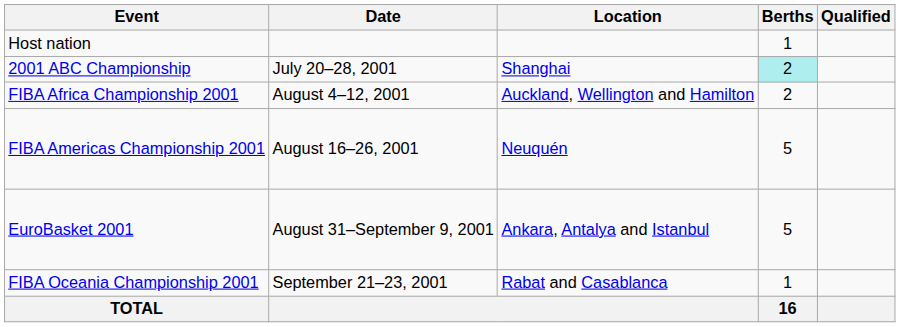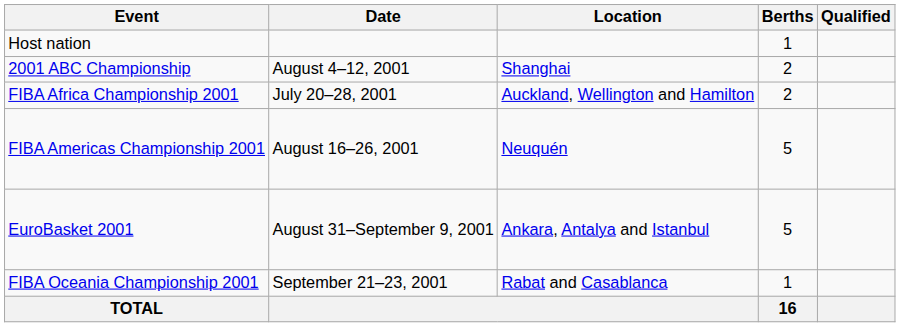(335, 69) July 20–28, 2001 -> (341, 69) August 4–12, 2001
(788, 69) paleturquoise background -> (788, 69) no background
(341, 95) August 4–12, 2001 -> (335, 95) July 20–28, 2001
